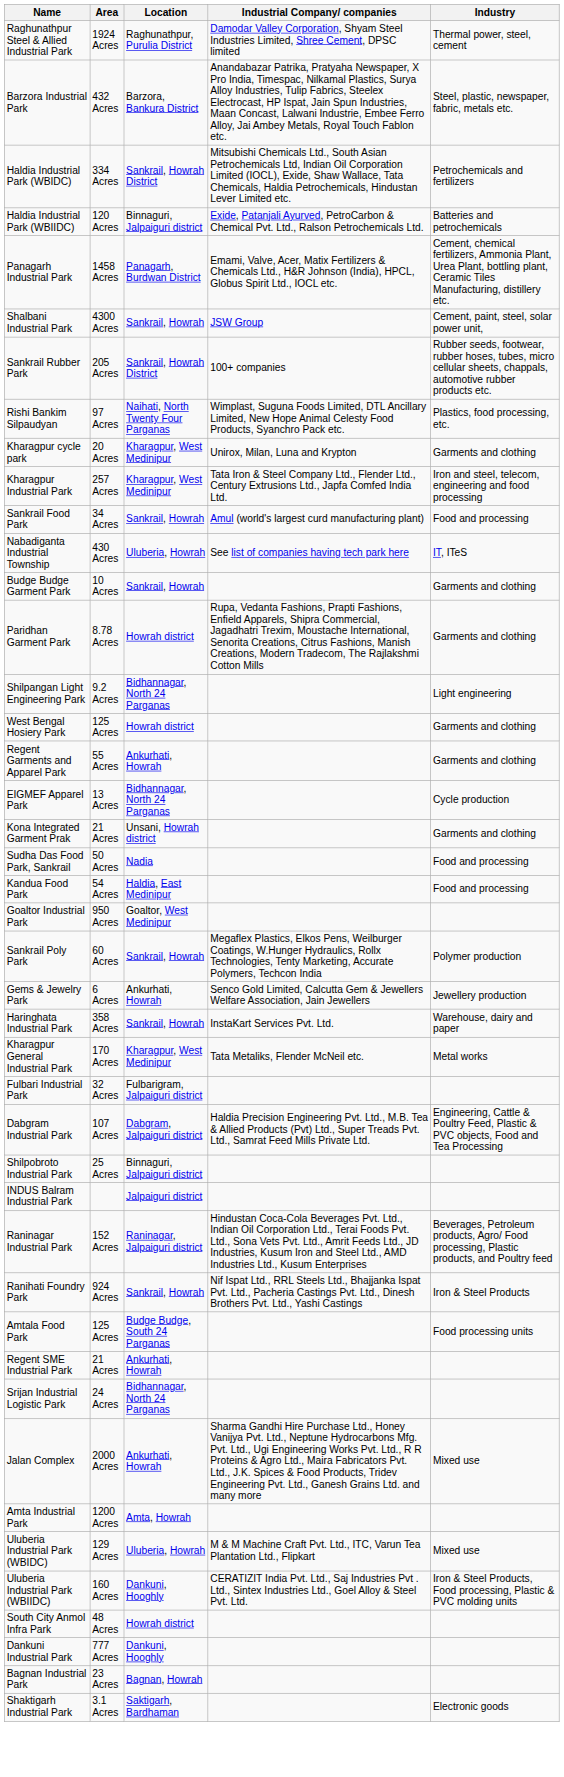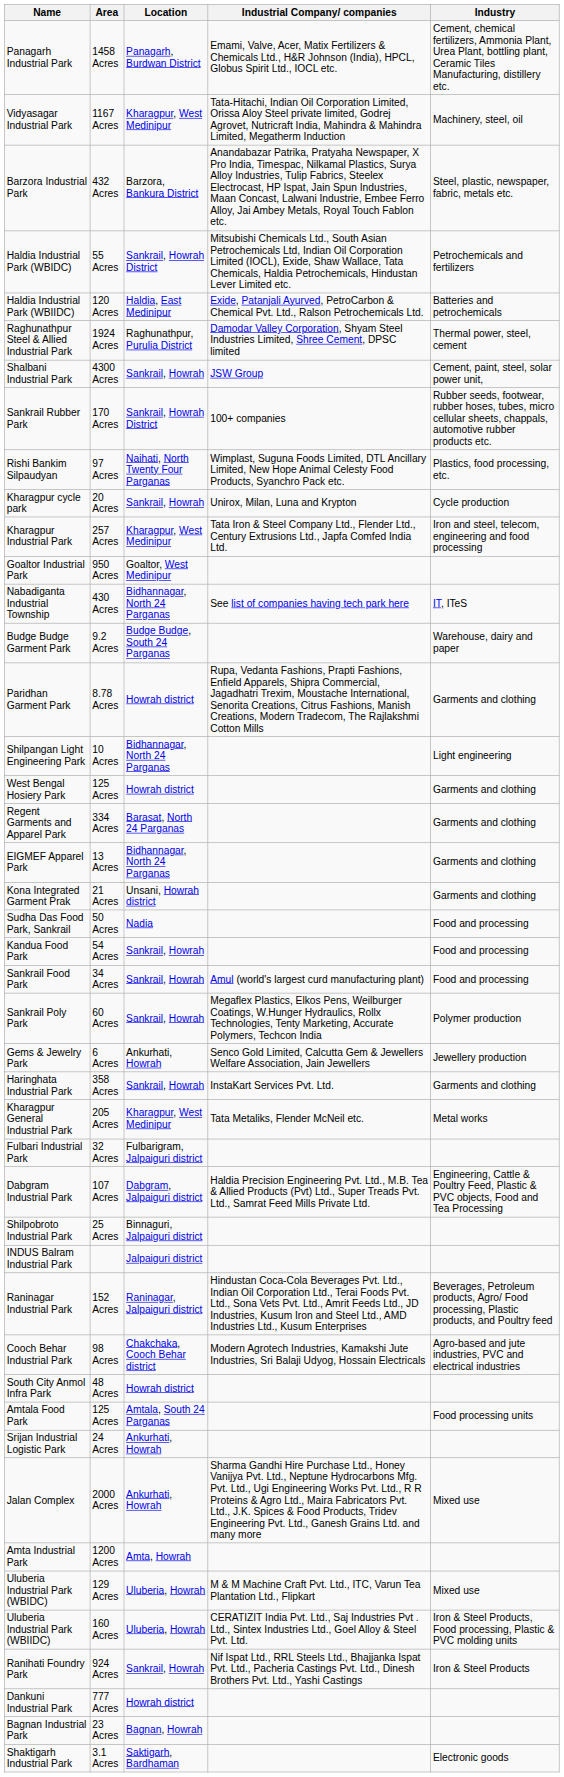rows swapped: (39, 272) <-> (39, 40)
+ row: (39, 119)
(105, 176) 334 Acres -> (105, 261) 55 Acres
(164, 221) Binnaguri, Jalpaiguri district -> (154, 306) Haldia, East Medinipur
(105, 368) 205 Acres -> (105, 419) 170 Acres
(164, 452) Kharagpur, West Medinipur -> (165, 503) Sankrail, Howrah
(484, 452) Garments and clothing -> (471, 503) Cycle production
rows swapped: (46, 917) <-> (38, 519)
(166, 553) Uluberia, Howrah -> (156, 603) Bidhannagar, North 24 Parganas
(105, 586) 10 Acres -> (105, 643) 9.2 Acres
(165, 586) Sankrail, Howrah -> (159, 643) Budge Budge, South 24 Parganas
(484, 586) Garments and clothing -> (483, 643) Warehouse, dairy and paper
(105, 693) 9.2 Acres -> (105, 756) 10 Acres
(105, 761) 55 Acres -> (105, 823) 334 Acres
(149, 761) Ankurhati, Howrah -> (159, 823) Barasat, North 24 Parganas
(471, 800) Cycle production -> (484, 862) Garments and clothing
(154, 889) Haldia, East Medinipur -> (165, 951) Sankrail, Howrah
(483, 1023) Warehouse, dairy and paper -> (484, 1085) Garments and clothing
(105, 1056) 170 Acres -> (105, 1119) 205 Acres
+ row: (39, 1354)
rows swapped: (46, 1624) <-> (46, 1292)
(159, 1331) Budge Budge, South 24 Parganas -> (165, 1416) Amtala, South 24 Parganas
- row: (39, 1365)
(156, 1398) Bidhannagar, North 24 Parganas -> (149, 1443) Ankurhati, Howrah
(146, 1590) Dankuni, Hooghly -> (166, 1629) Uluberia, Howrah
(146, 1651) Dankuni, Hooghly -> (160, 1702) Howrah district
